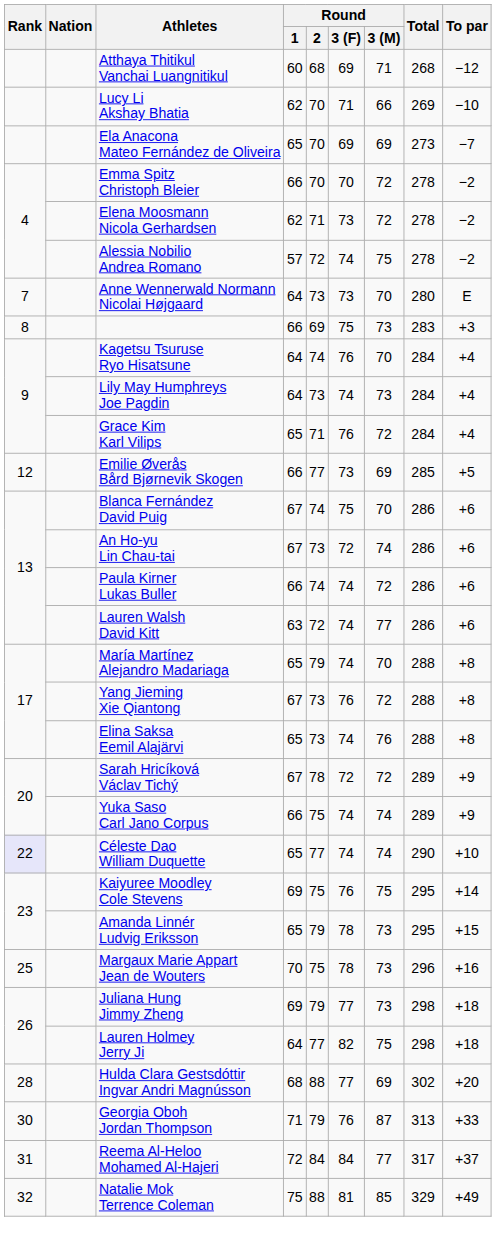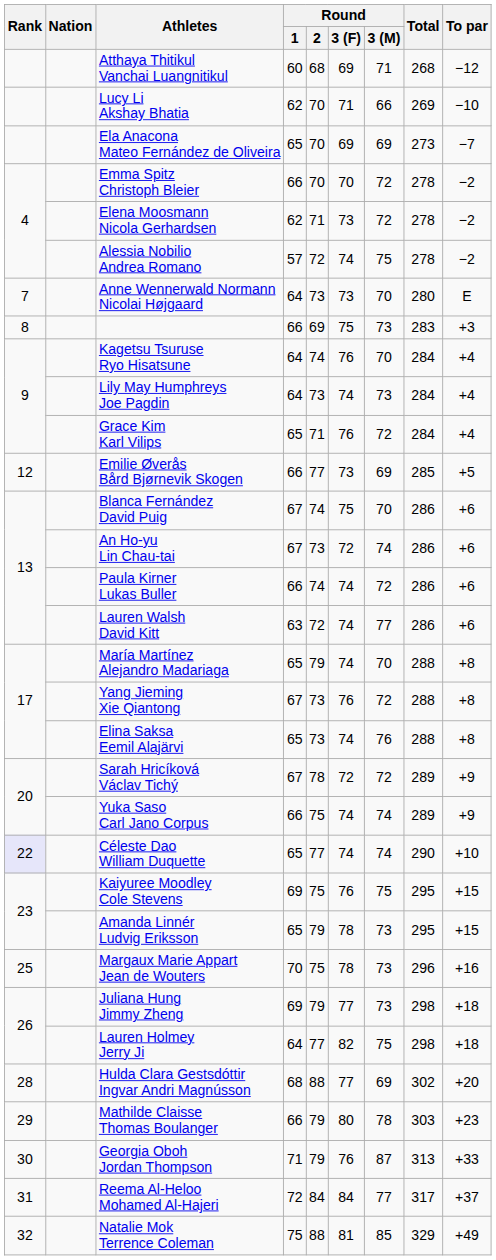(467, 892) +14 -> (467, 892) +15
+ row: (158, 1121)
